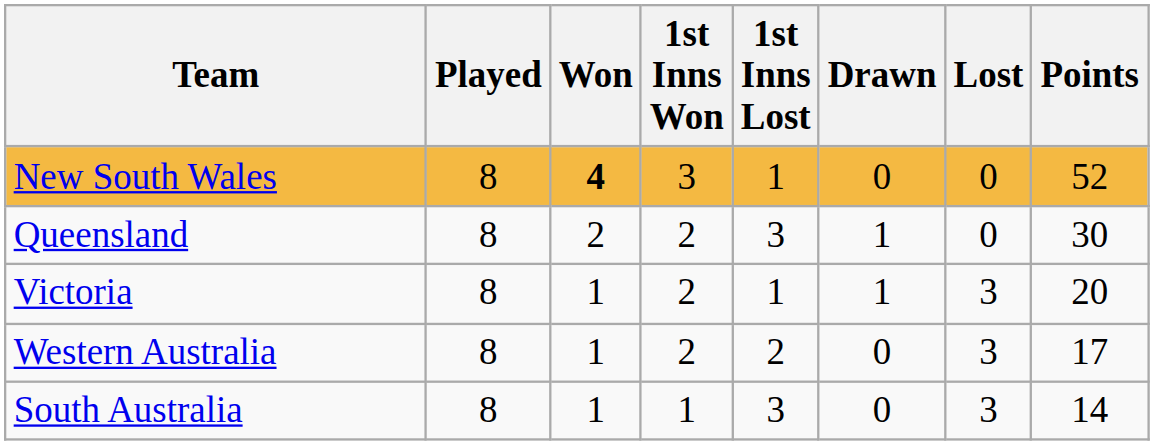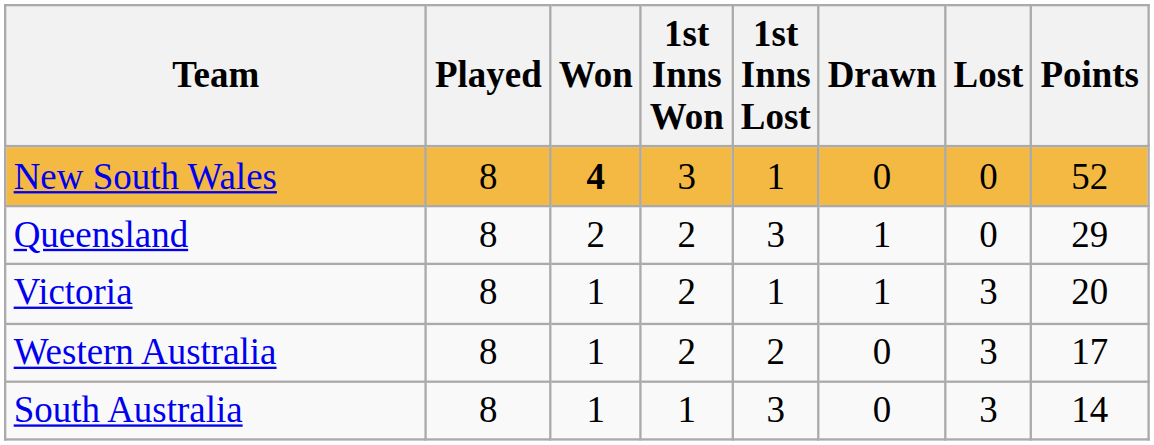(1090, 234) 30 -> (1090, 234) 29
